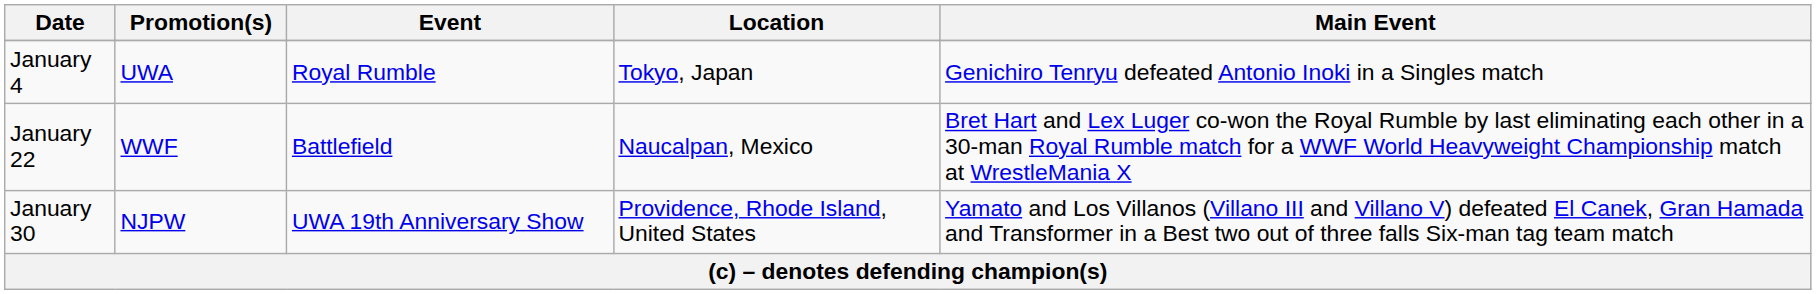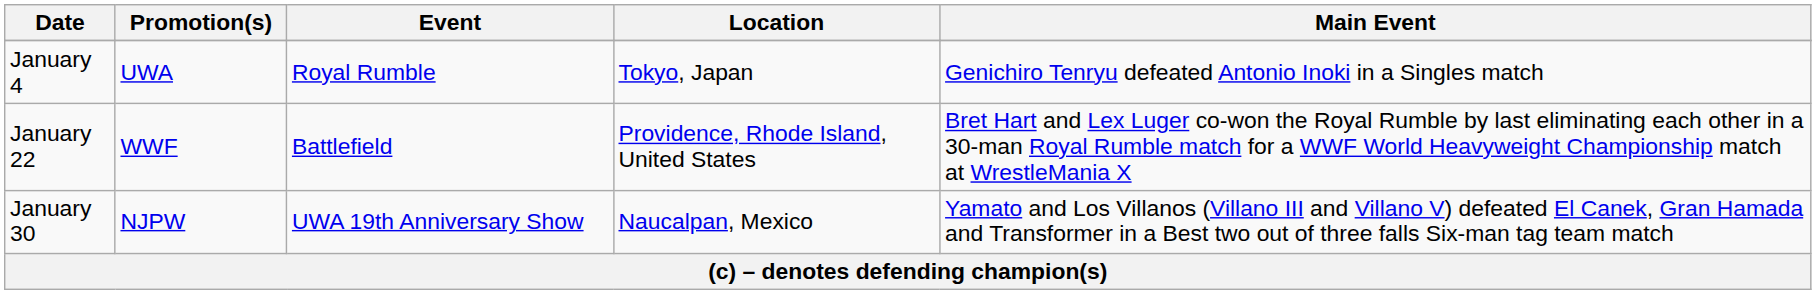(716, 146) Naucalpan, Mexico -> (753, 146) Providence, Rhode Island, United States
(753, 221) Providence, Rhode Island, United States -> (716, 221) Naucalpan, Mexico
